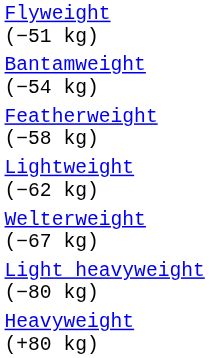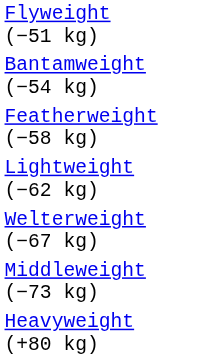+ row: (75, 282)
- row: (105, 282)
